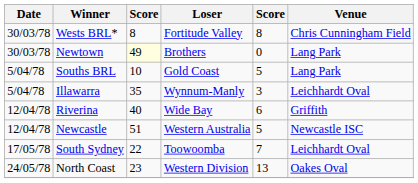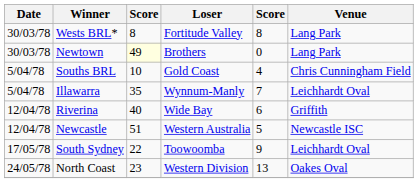(351, 33) Chris Cunningham Field -> (316, 33) Lang Park
(259, 71) 5 -> (259, 71) 4
(316, 71) Lang Park -> (351, 71) Chris Cunningham Field
(259, 91) 3 -> (259, 91) 7
(259, 149) 7 -> (259, 149) 9
